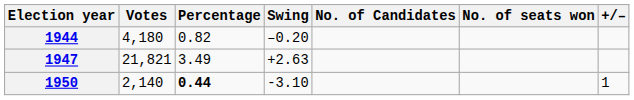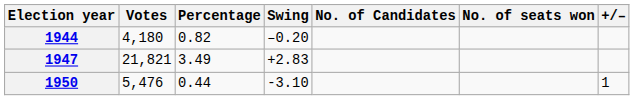(288, 61) +2.63 -> (288, 61) +2.83
(143, 83) 2,140 -> (143, 83) 5,476
(195, 83) bold -> (195, 83) normal
